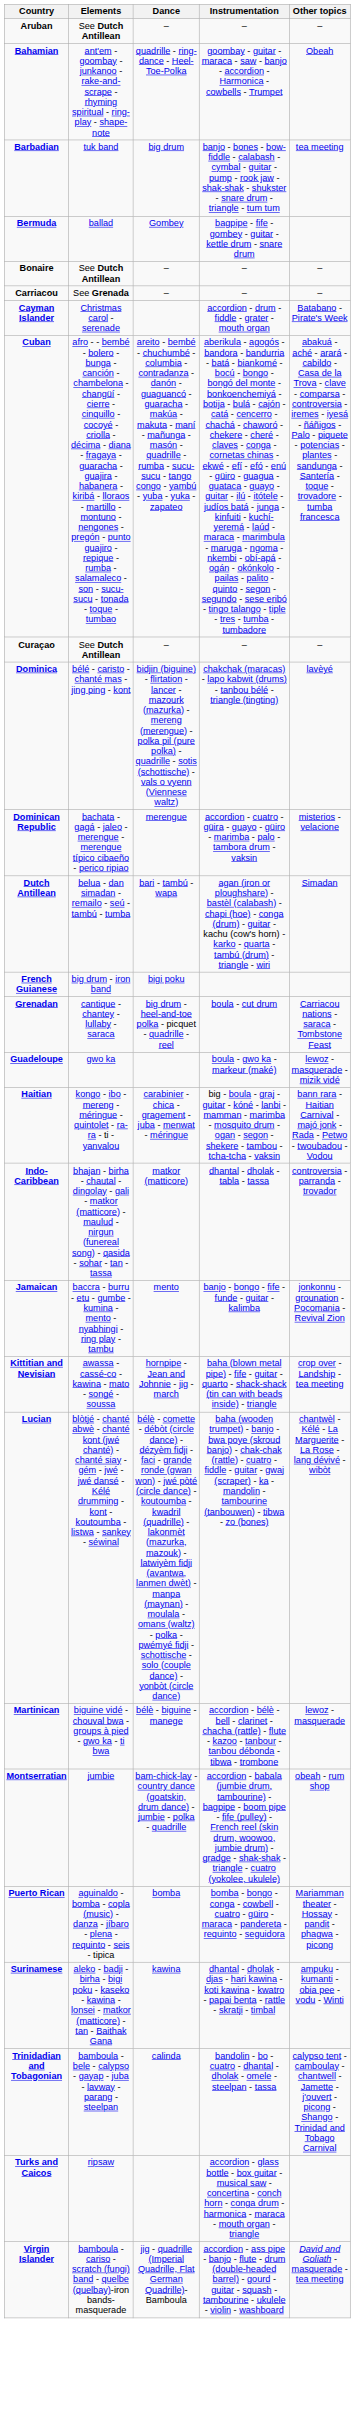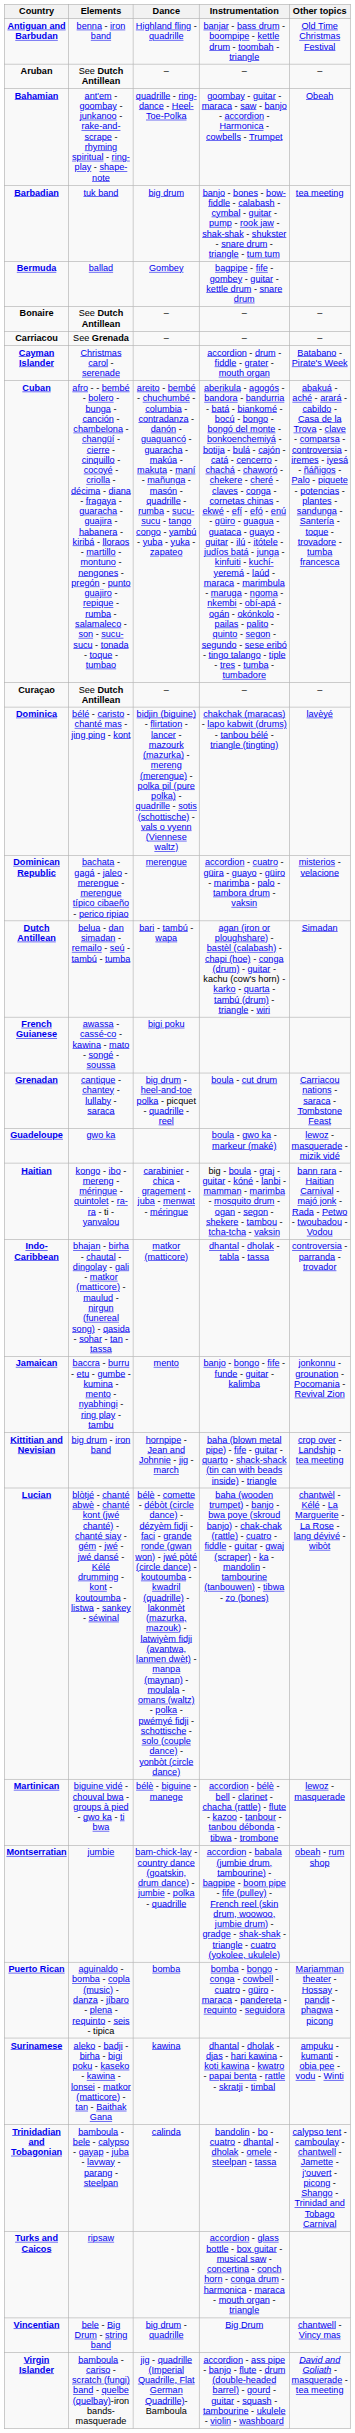+ row: (37, 31)
(101, 984) big drum - iron band -> (101, 1045) awassa - cassé-co - kawina - mato - songé - soussa
(101, 1384) awassa - cassé-co - kawina - mato - songé - soussa -> (101, 1444) big drum - iron band
+ row: (37, 2325)
